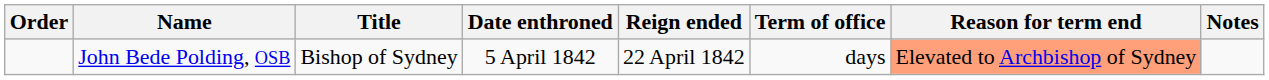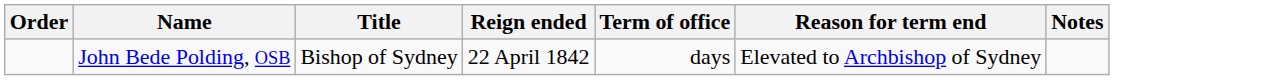- column: (540, 21)
(1046, 56) lightsalmon background -> (891, 56) no background
